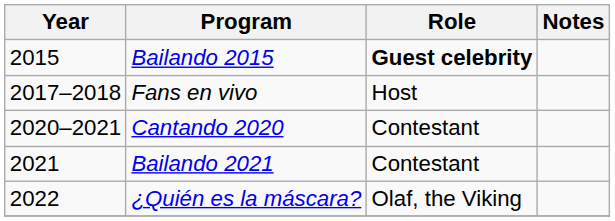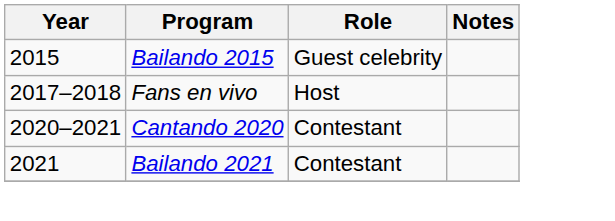(452, 57) bold -> (368, 57) normal
- row: (246, 198)
